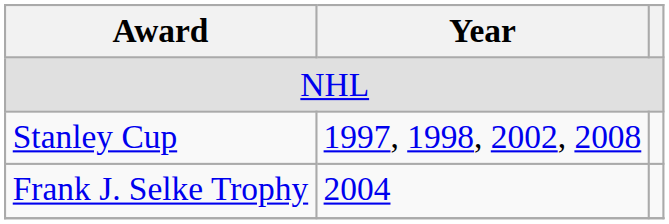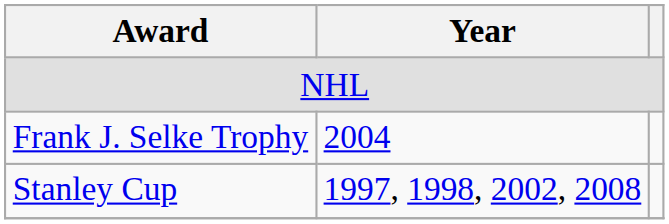rows swapped: (95, 137) <-> (160, 190)
